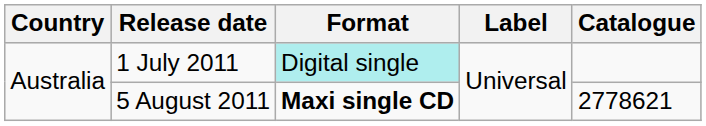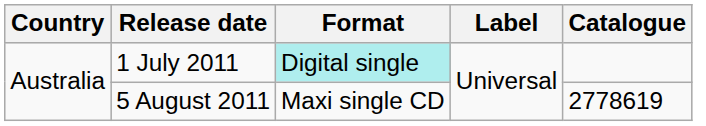(368, 100) bold -> (363, 100) normal
(625, 100) 2778621 -> (616, 100) 2778619
